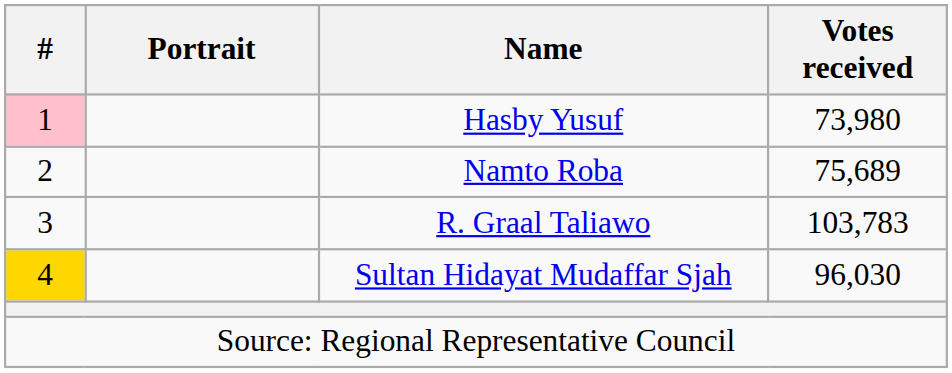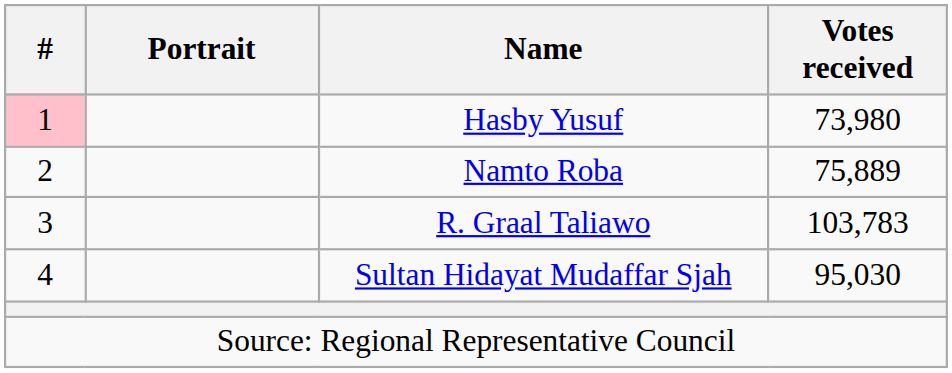(858, 171) 75,689 -> (858, 171) 75,889
(45, 274) gold background -> (45, 274) no background
(858, 274) 96,030 -> (858, 274) 95,030
